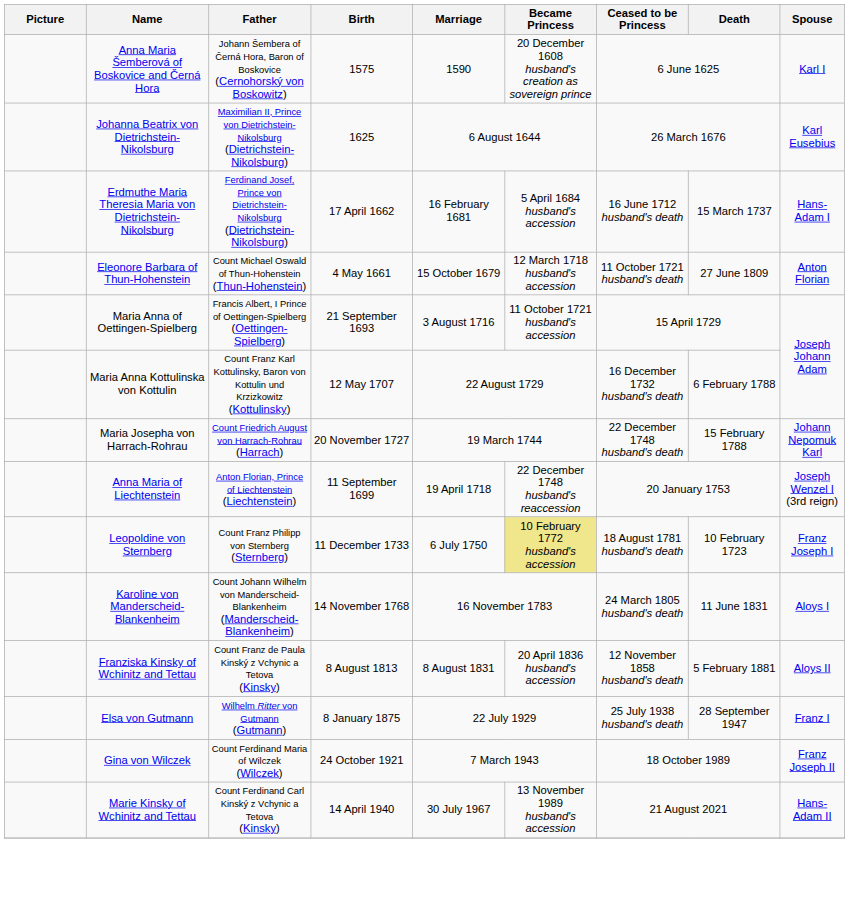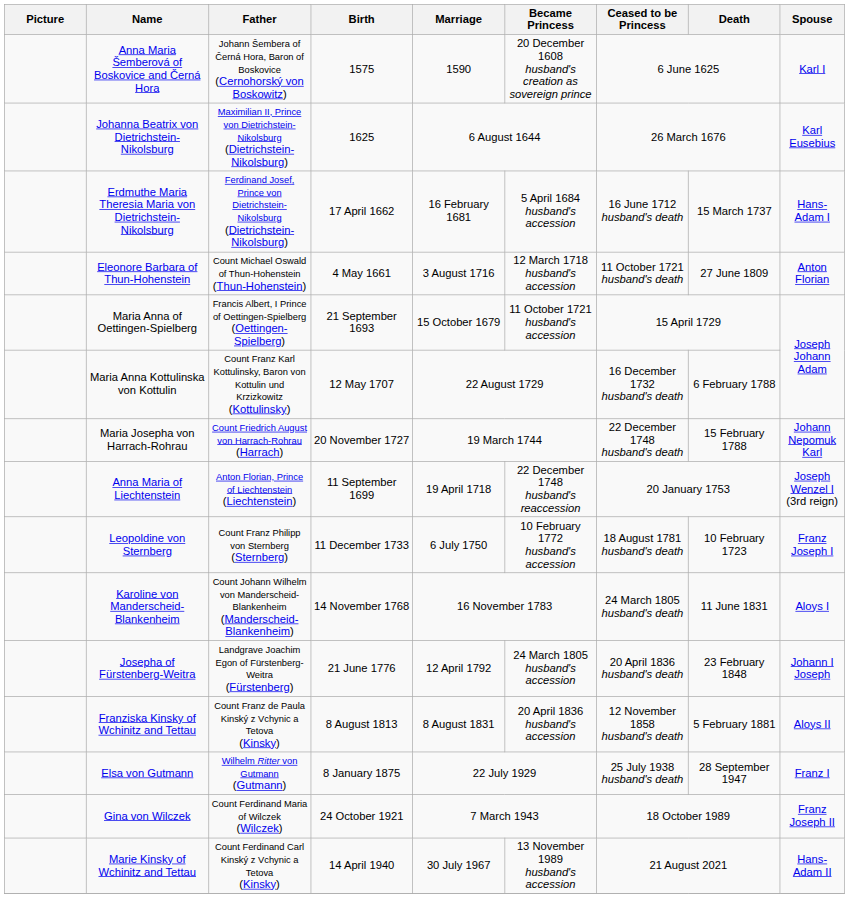(459, 273) 15 October 1679 -> (459, 273) 3 August 1716
(459, 322) 3 August 1716 -> (459, 322) 15 October 1679
(551, 544) khaki background -> (551, 544) no background
+ row: (147, 668)
